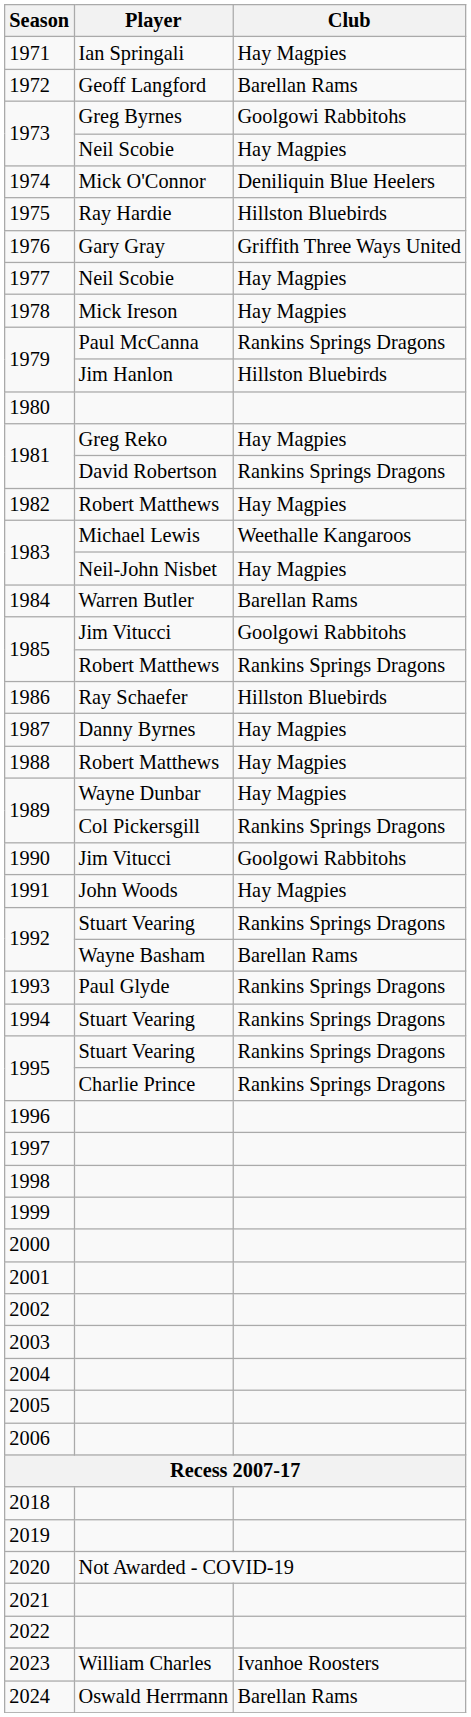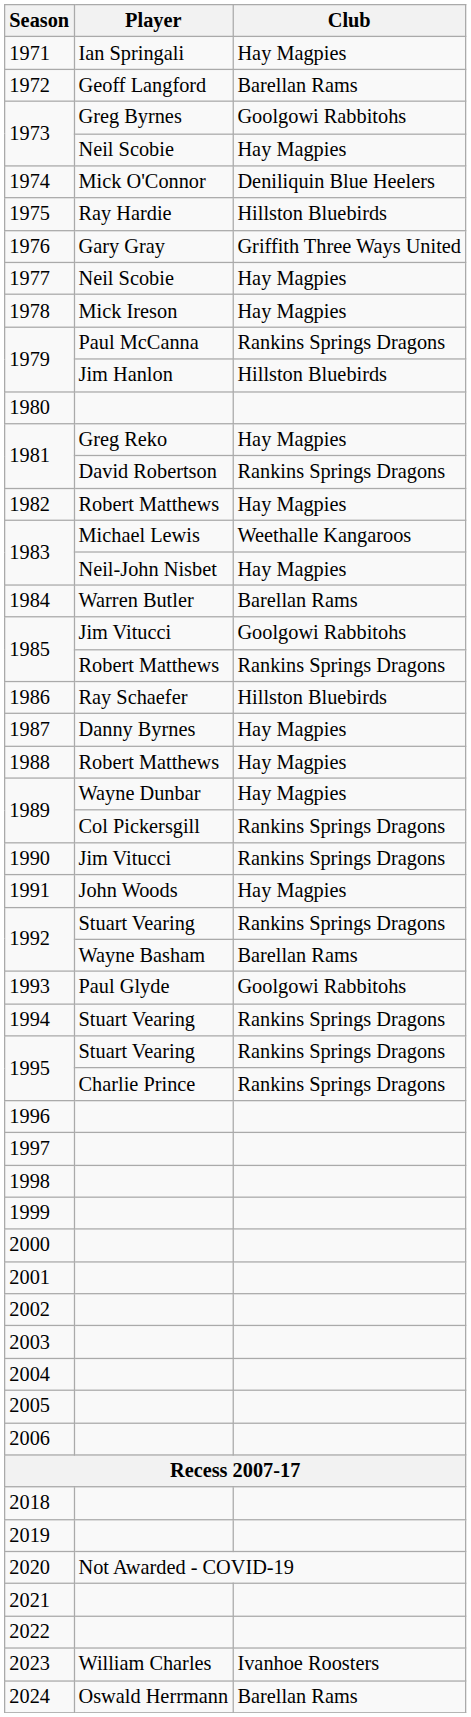(322, 858) Goolgowi Rabbitohs -> (341, 858) Rankins Springs Dragons
(341, 987) Rankins Springs Dragons -> (322, 987) Goolgowi Rabbitohs
